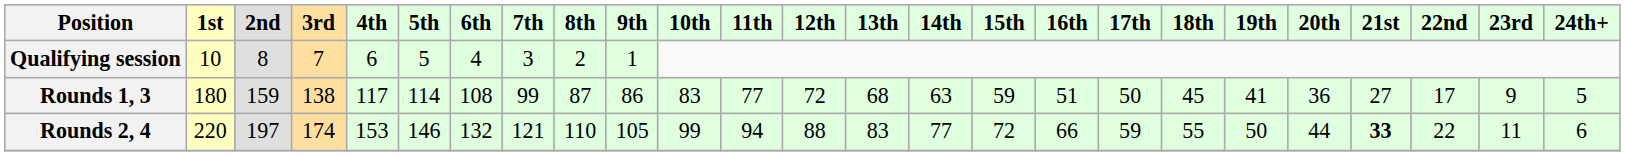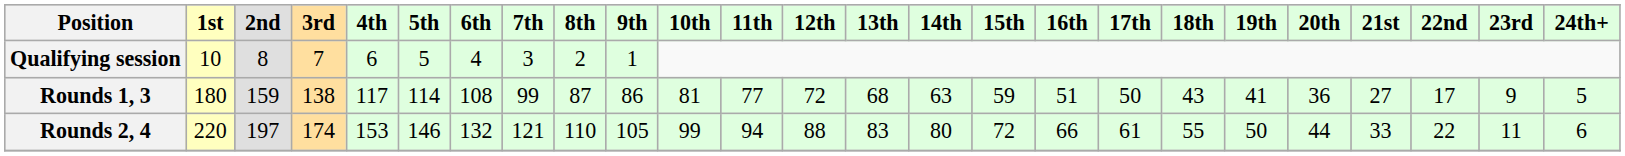(690, 94) 83 -> (690, 94) 81
(1193, 94) 45 -> (1193, 94) 43
(941, 131) 77 -> (941, 131) 80
(1130, 131) 59 -> (1130, 131) 61
(1381, 131) bold -> (1381, 131) normal
